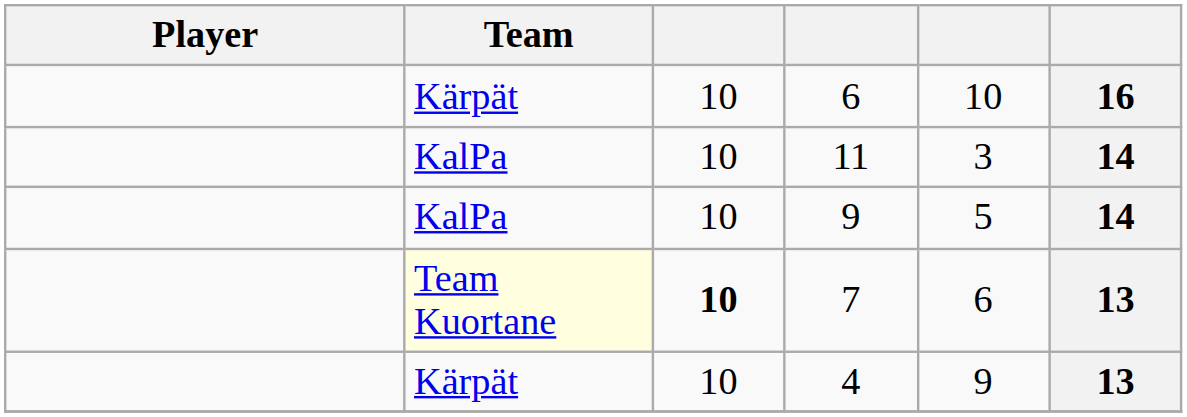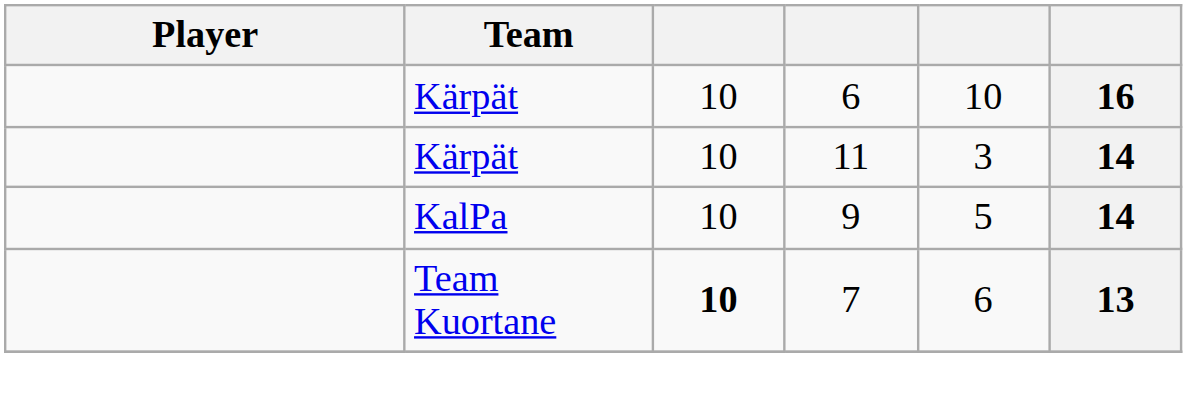(461, 156) KalPa -> (466, 156) Kärpät
(485, 298) lightyellow background -> (485, 298) no background
- row: (851, 381)
